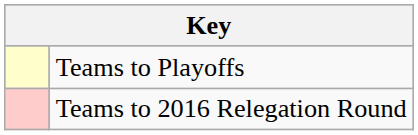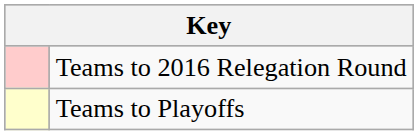rows swapped: (150, 66) <-> (231, 108)
